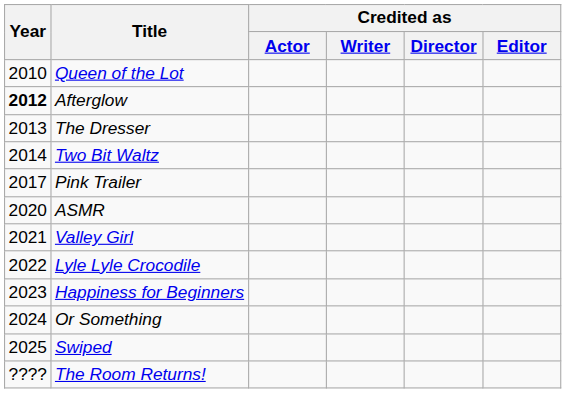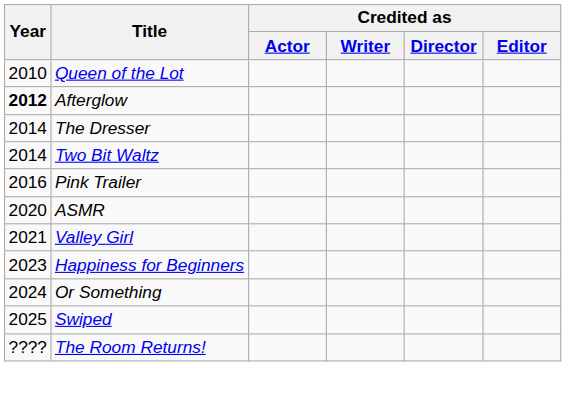(28, 127) 2013 -> (28, 127) 2014
(28, 182) 2017 -> (28, 182) 2016
- row: (128, 264)
